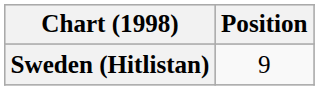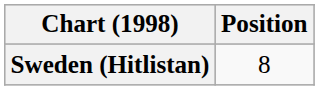(264, 64) 9 -> (264, 64) 8
